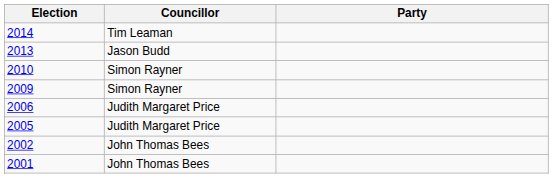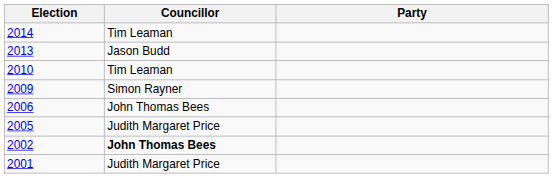(145, 70) Simon Rayner -> (140, 70) Tim Leaman
(164, 107) Judith Margaret Price -> (158, 107) John Thomas Bees
(158, 145) normal -> (162, 145) bold
(158, 164) John Thomas Bees -> (164, 164) Judith Margaret Price
